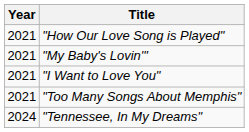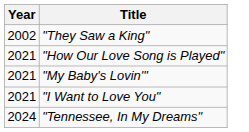+ row: (96, 35)
- row: (142, 96)
